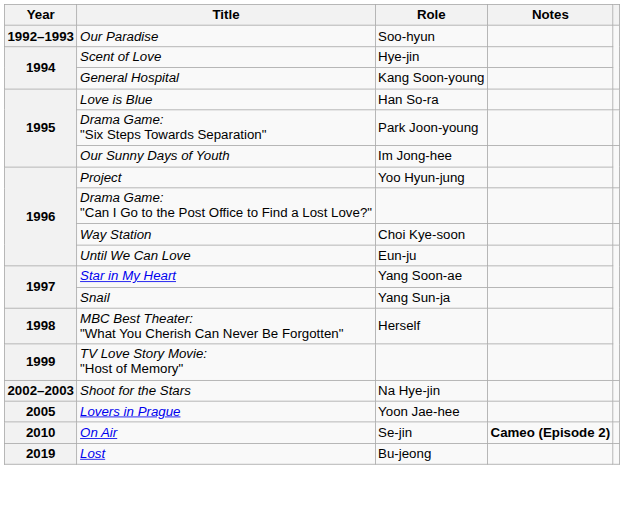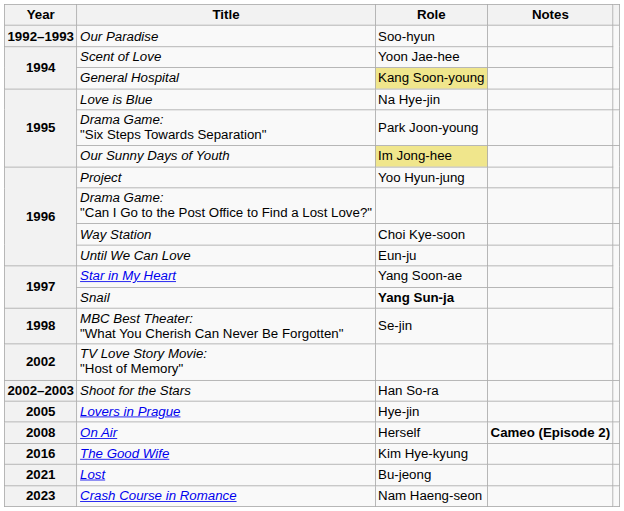(399, 57) Hye-jin -> (419, 57) Yoon Jae-hee
(431, 78) no background -> (431, 78) khaki background
(408, 99) Han So-ra -> (409, 99) Na Hye-jin
(415, 156) no background -> (415, 156) khaki background
(414, 297) normal -> (416, 297) bold
(399, 326) Herself -> (395, 326) Se-jin
(41, 362) 1999 -> (41, 362) 2002
(409, 390) Na Hye-jin -> (408, 390) Han So-ra
(419, 411) Yoon Jae-hee -> (399, 411) Hye-jin
(41, 432) 2010 -> (41, 432) 2008
(395, 432) Se-jin -> (399, 432) Herself
+ row: (125, 453)
(41, 453) 2019 -> (41, 474) 2021
+ row: (158, 496)
